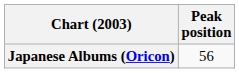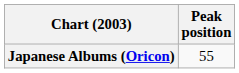(206, 56) 56 -> (206, 56) 55
